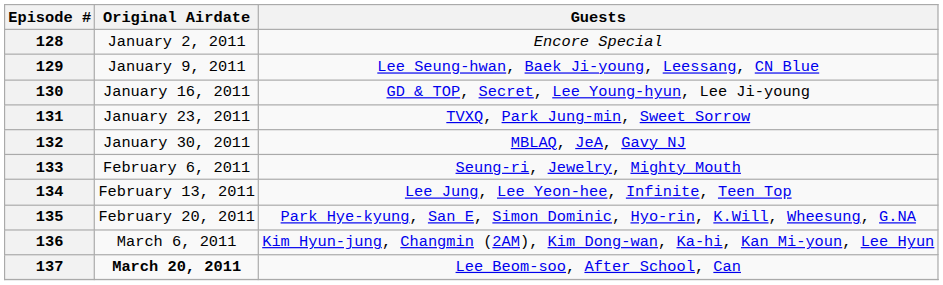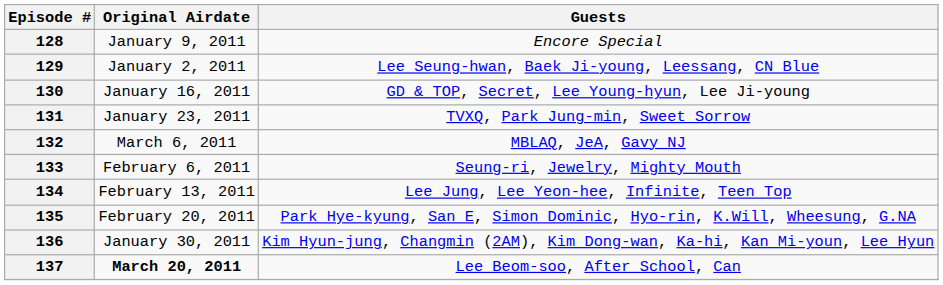(177, 42) January 2, 2011 -> (177, 42) January 9, 2011
(177, 67) January 9, 2011 -> (177, 67) January 2, 2011
(177, 142) January 30, 2011 -> (177, 142) March 6, 2011
(177, 242) March 6, 2011 -> (177, 242) January 30, 2011
